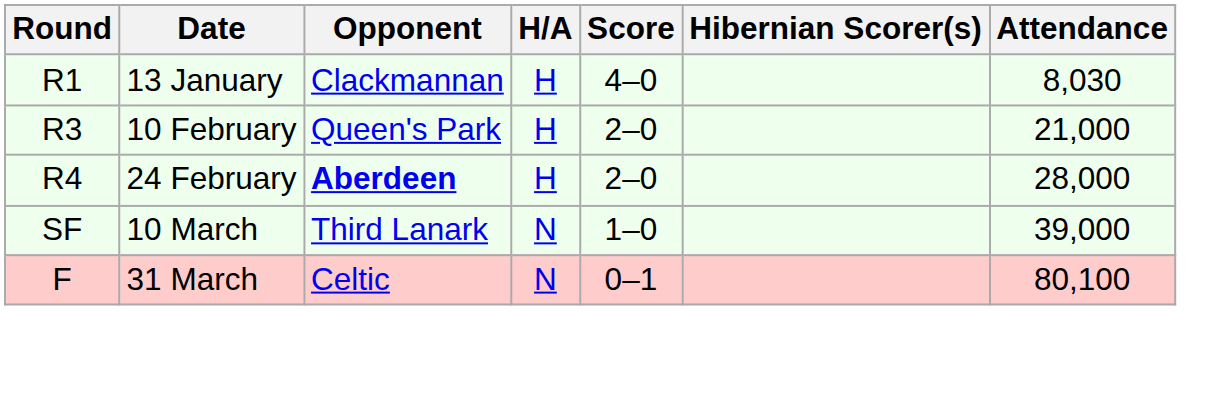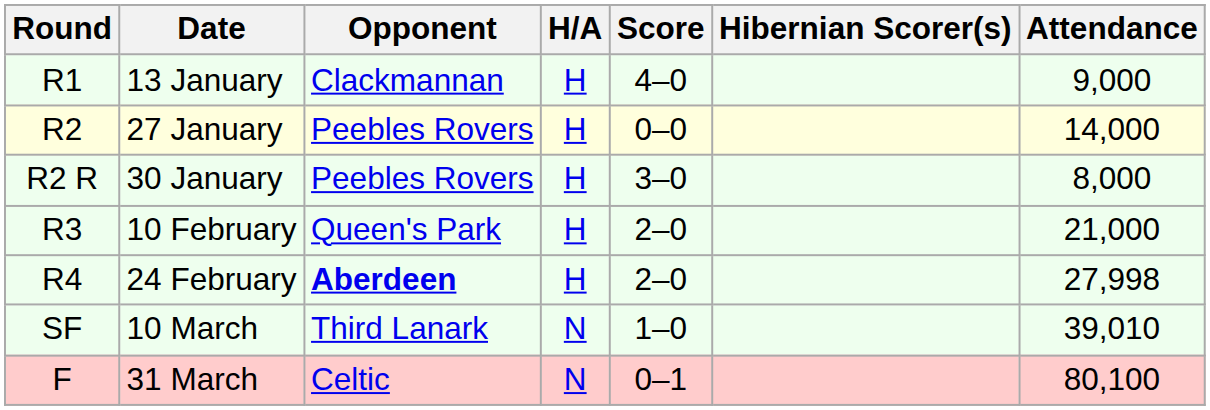(1082, 79) 8,030 -> (1112, 79) 9,000
+ row: (205, 129)
+ row: (205, 179)
(1082, 179) 28,000 -> (1112, 279) 27,998
(1082, 229) 39,000 -> (1112, 329) 39,010
